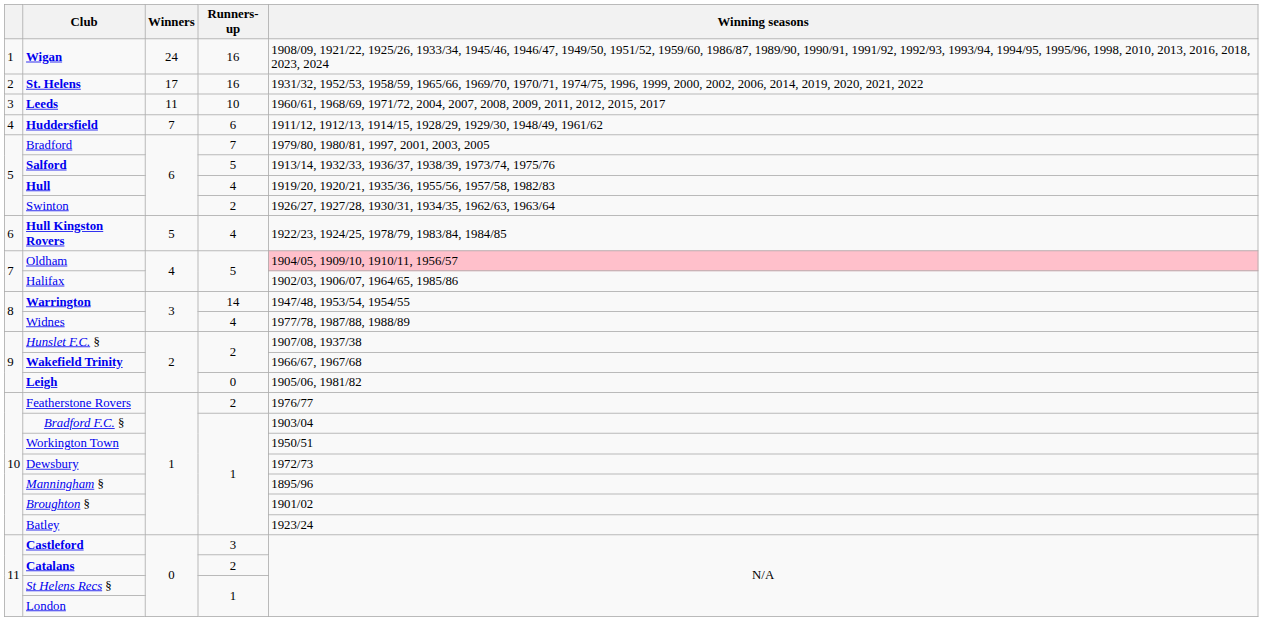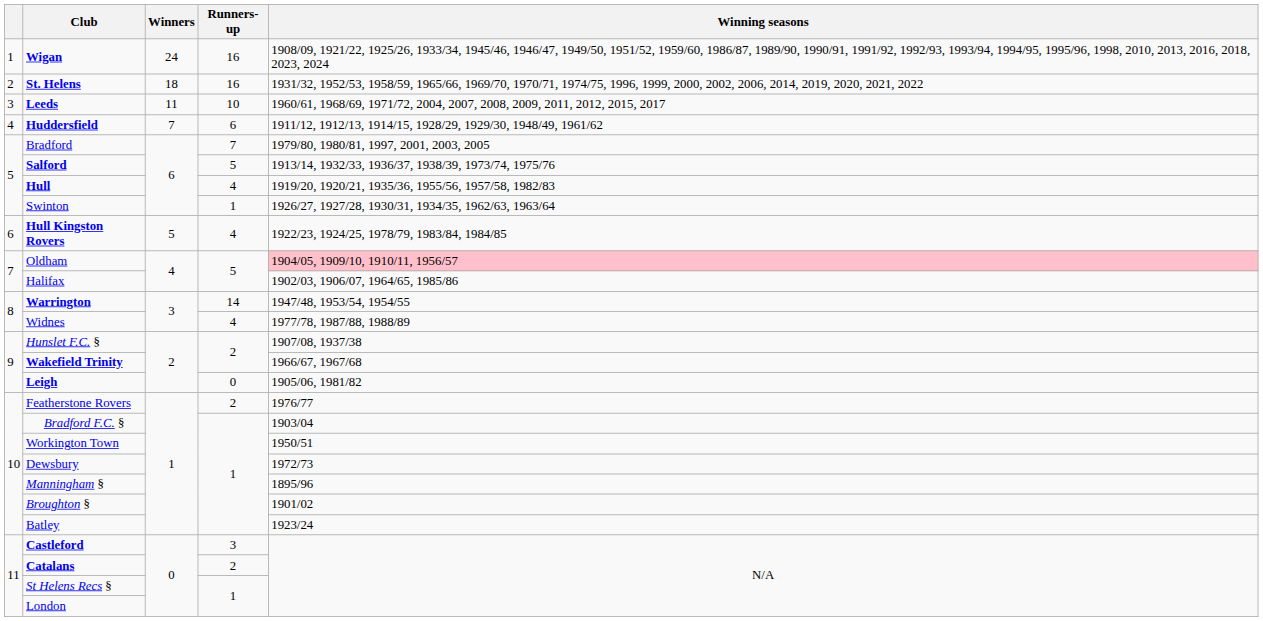(171, 84) 17 -> (171, 84) 18
(233, 205) 2 -> (233, 205) 1
